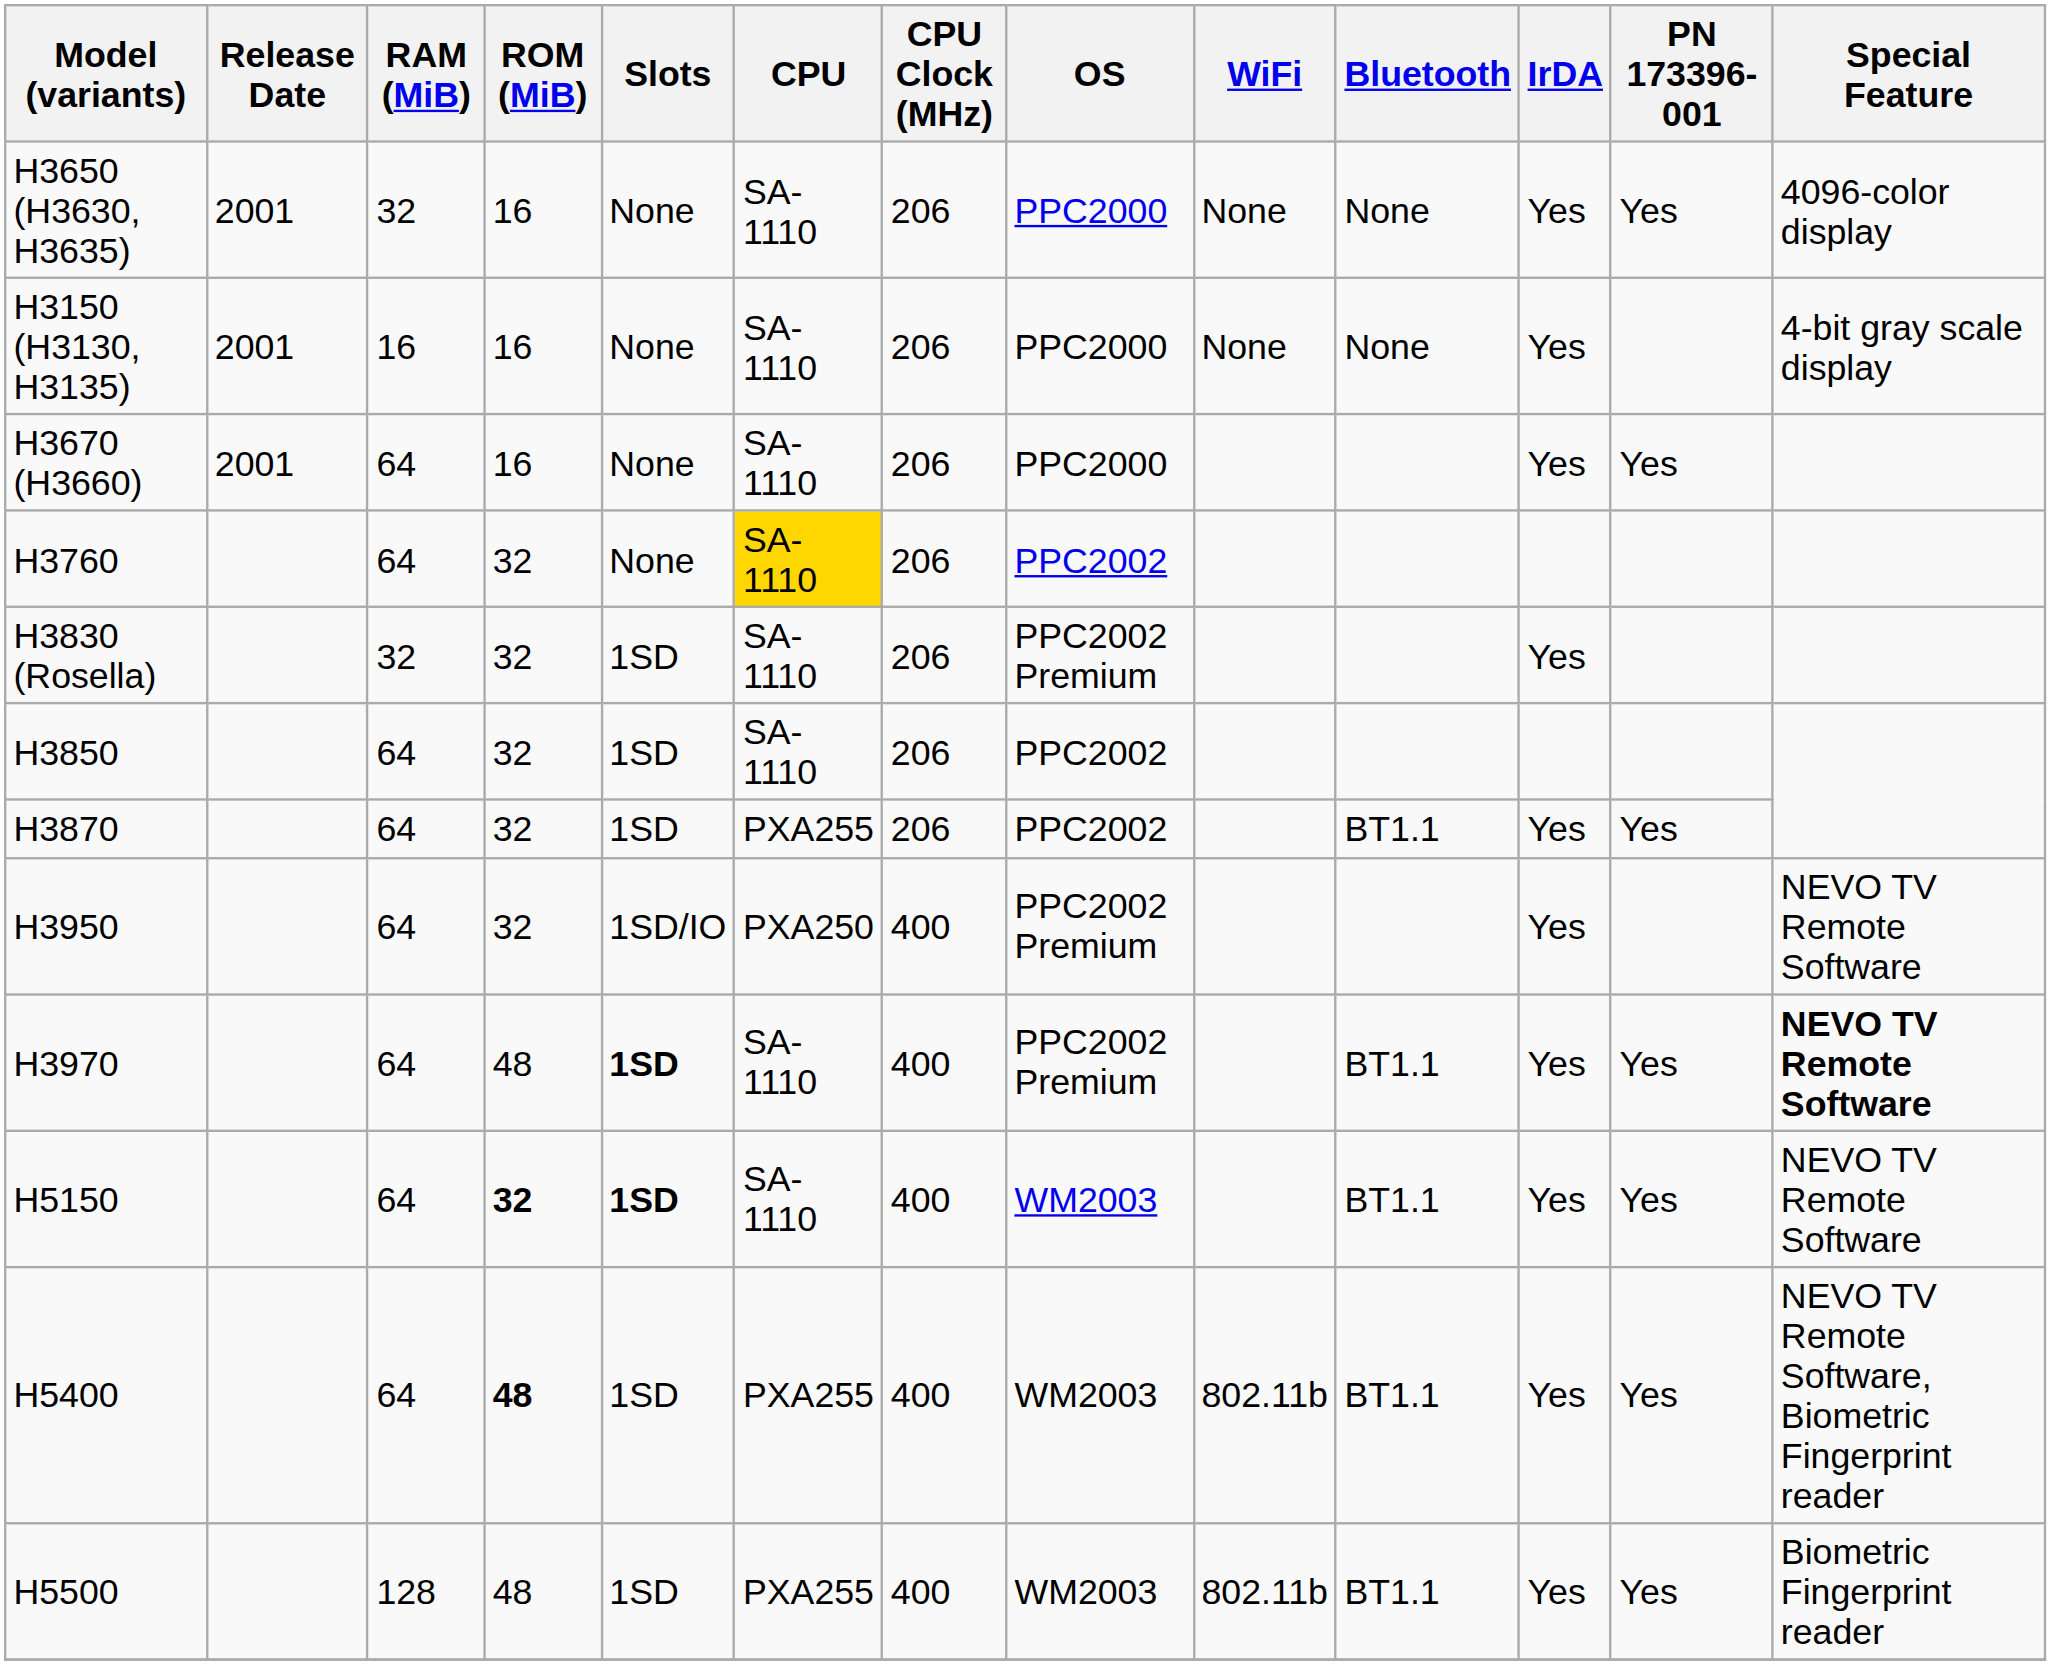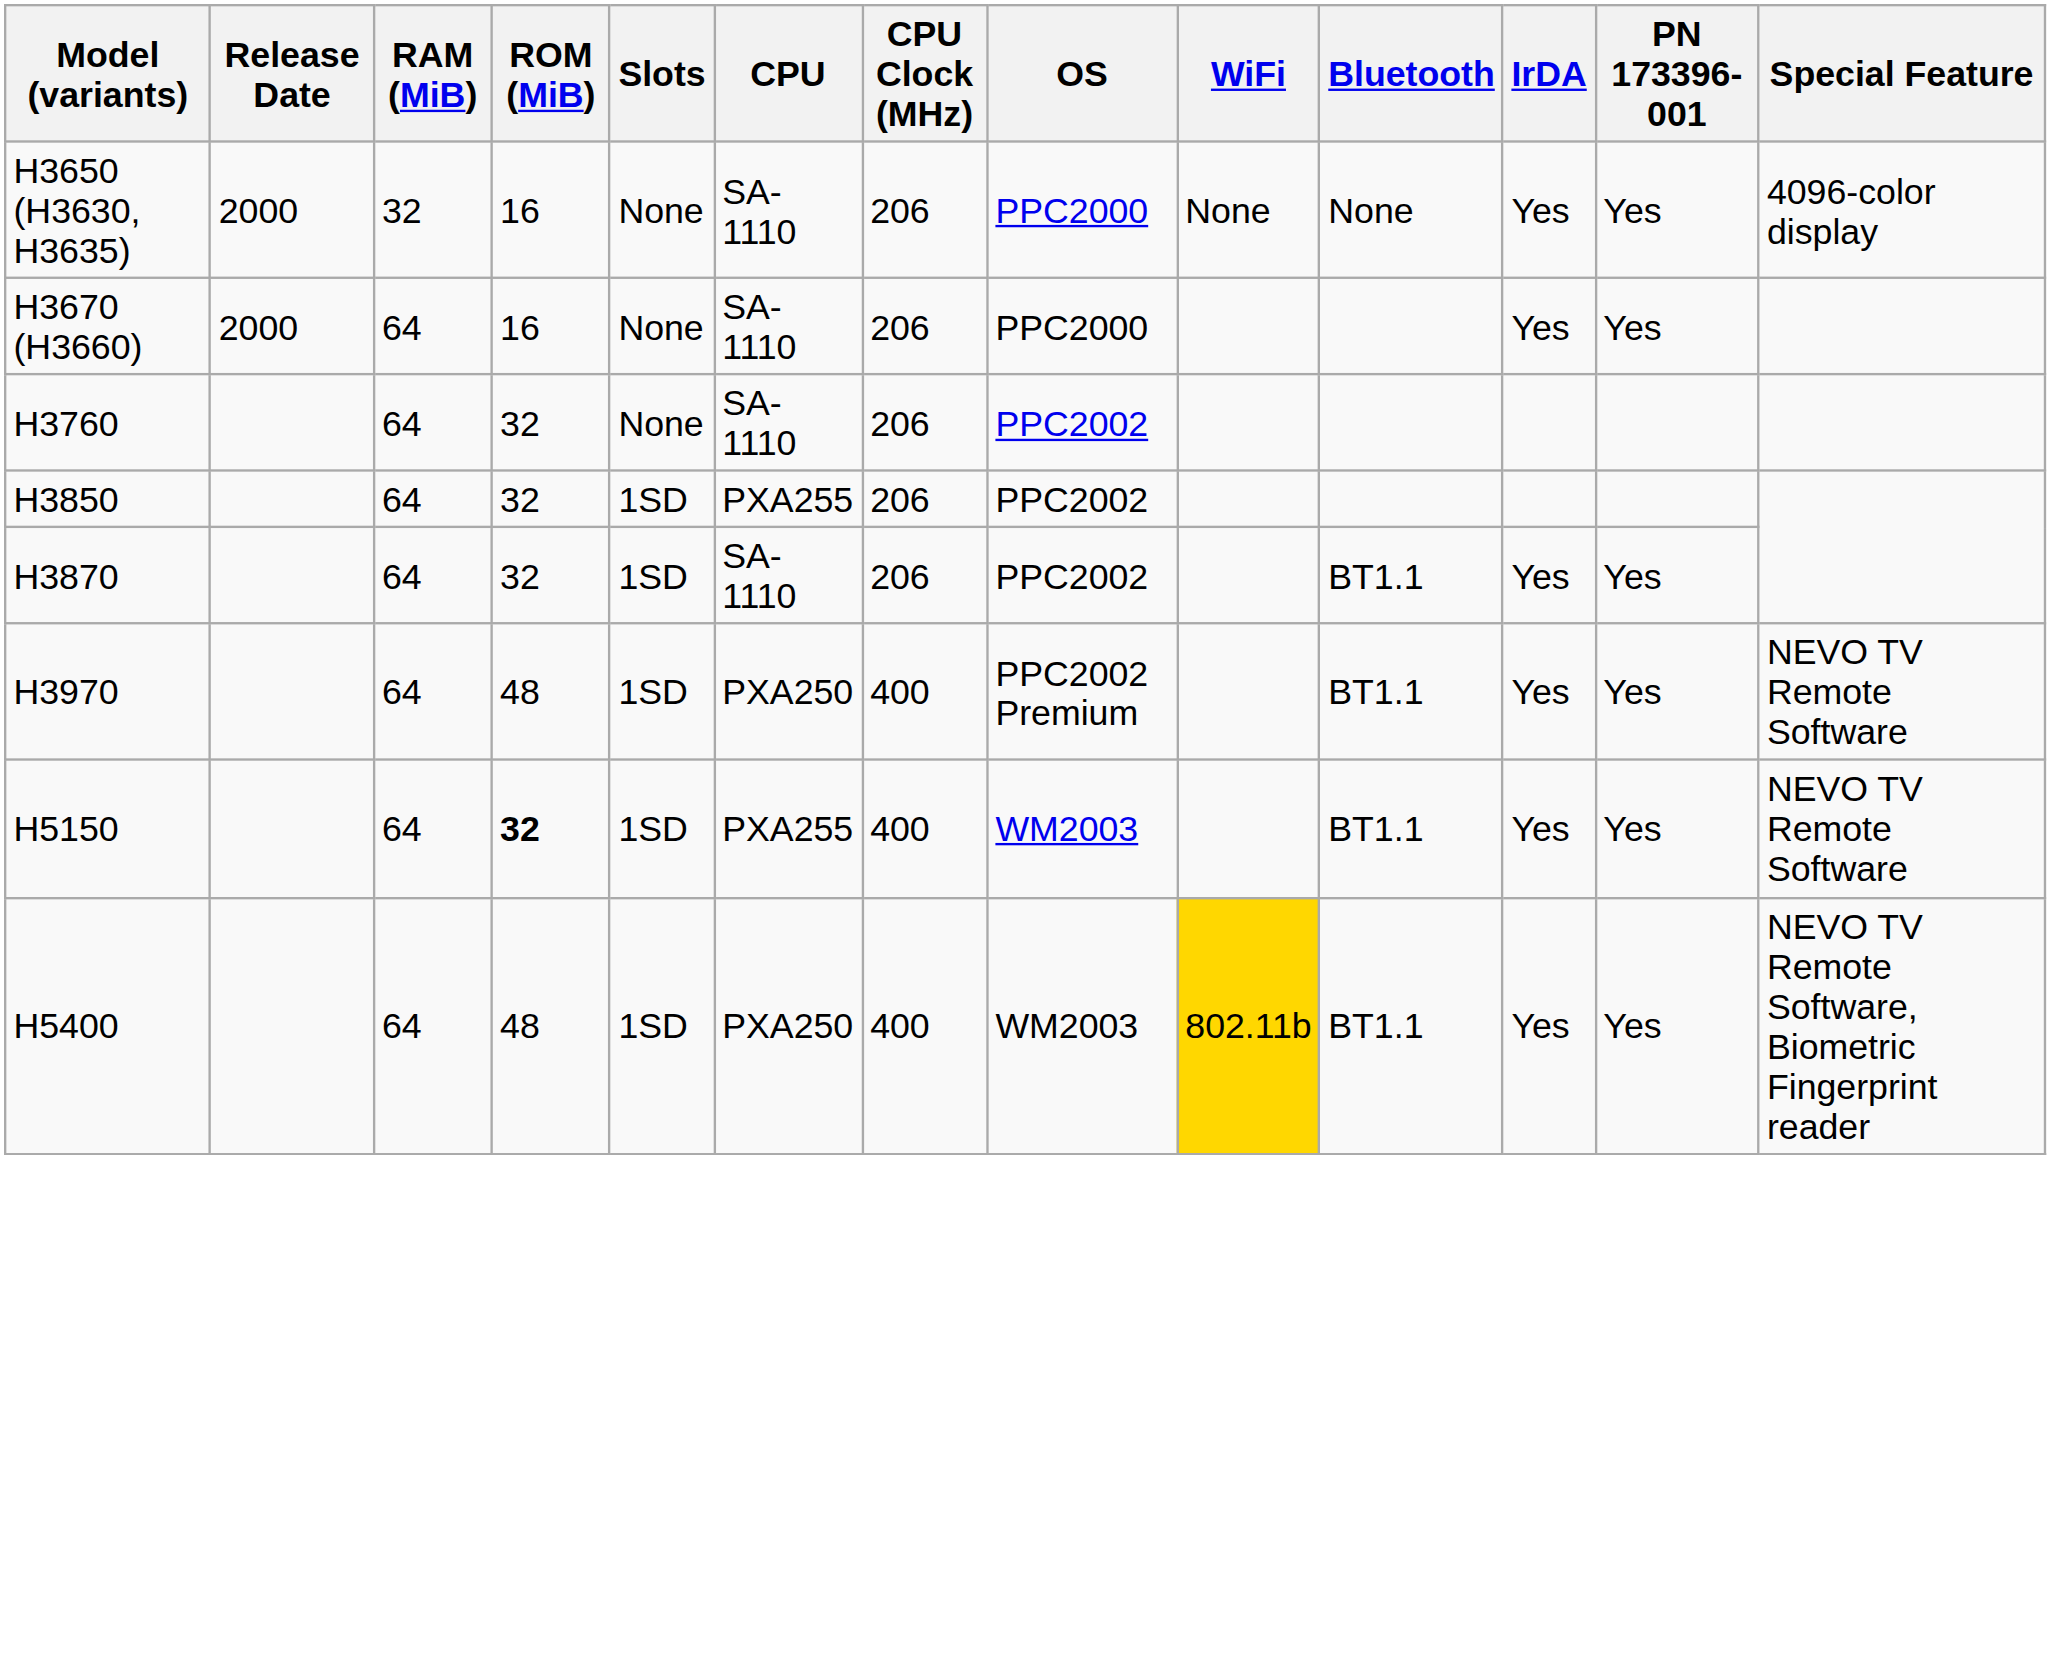(255, 210) 2001 -> (258, 210) 2000
- row: (77, 346)
(255, 463) 2001 -> (258, 327) 2000
(780, 559) gold background -> (759, 423) no background
- row: (85, 656)
(780, 752) SA-1110 -> (788, 500) PXA255
(808, 829) PXA255 -> (759, 576) SA-1110
- row: (66, 925)
(644, 1062) bold -> (653, 693) normal
(780, 1062) SA-1110 -> (788, 693) PXA250
(1859, 1062) bold -> (1845, 693) normal
(644, 1198) bold -> (653, 829) normal
(780, 1198) SA-1110 -> (788, 829) PXA255
(513, 1395) bold -> (520, 1025) normal
(808, 1395) PXA255 -> (788, 1025) PXA250
(1265, 1395) no background -> (1248, 1025) gold background
- row: (66, 1591)
